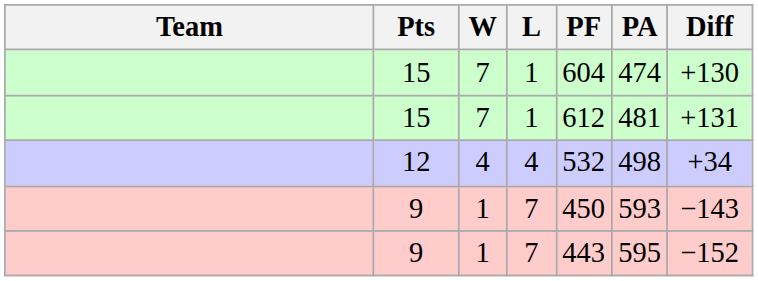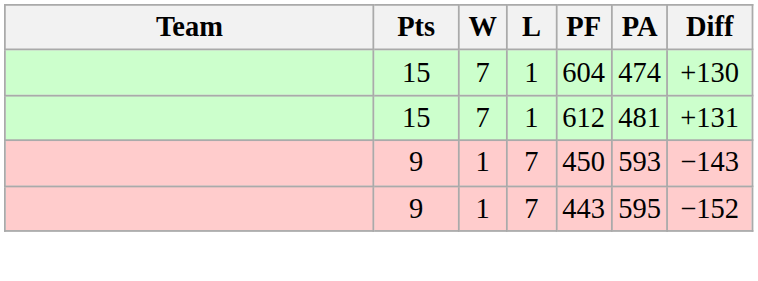- row: (416, 162)
